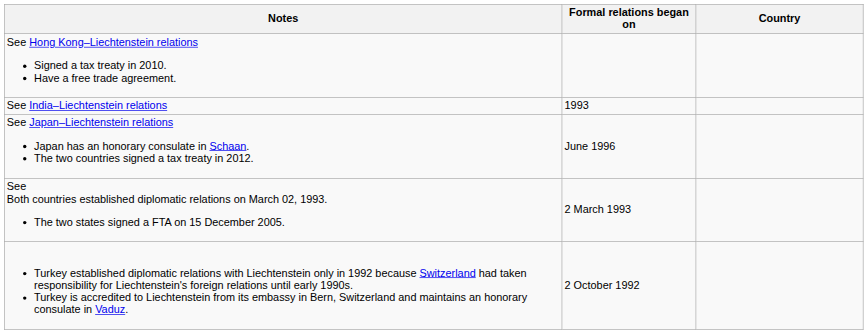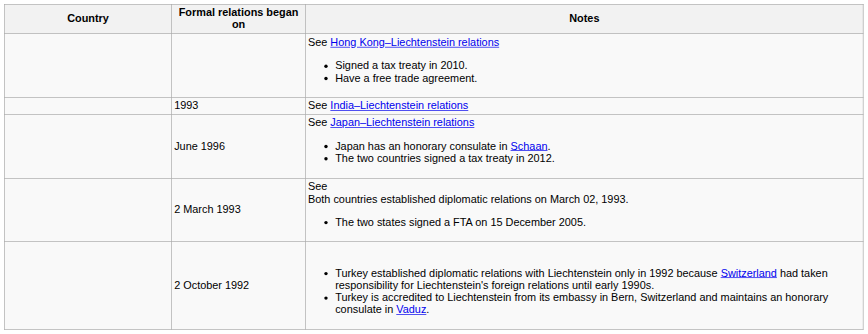columns swapped: (780, 19) <-> (283, 19)
